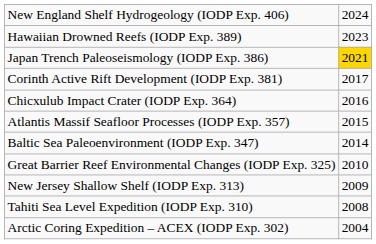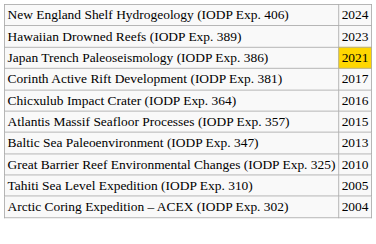(355, 143) 2014 -> (355, 143) 2013
- row: (126, 185)
(355, 206) 2008 -> (355, 185) 2005
